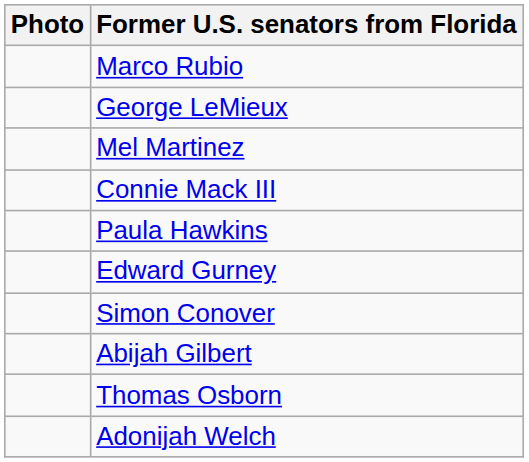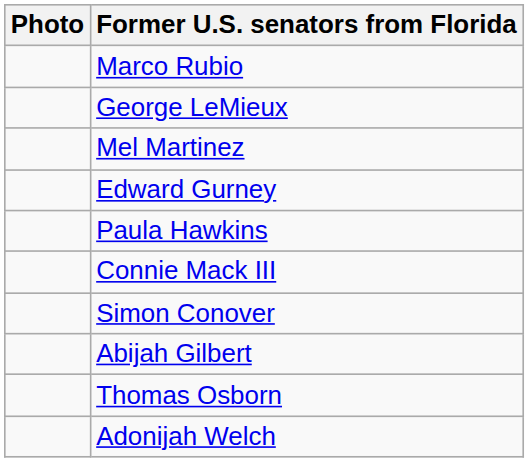rows swapped: (186, 189) <-> (186, 271)
